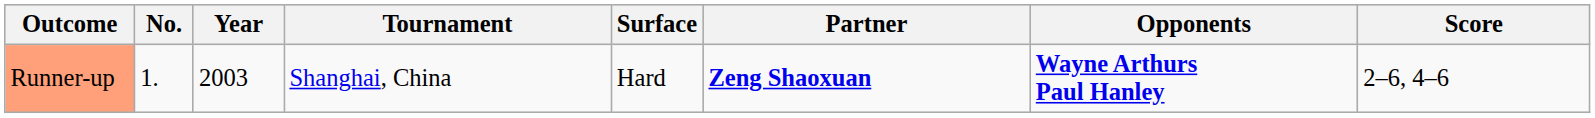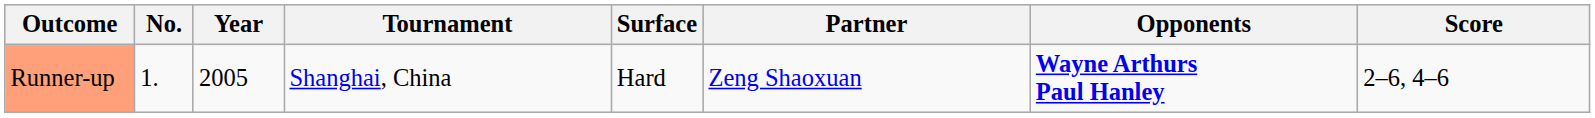(224, 77) 2003 -> (224, 77) 2005
(790, 77) bold -> (785, 77) normal
